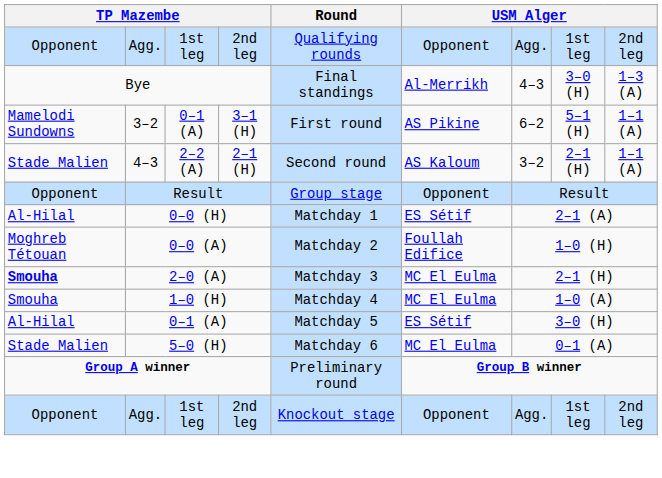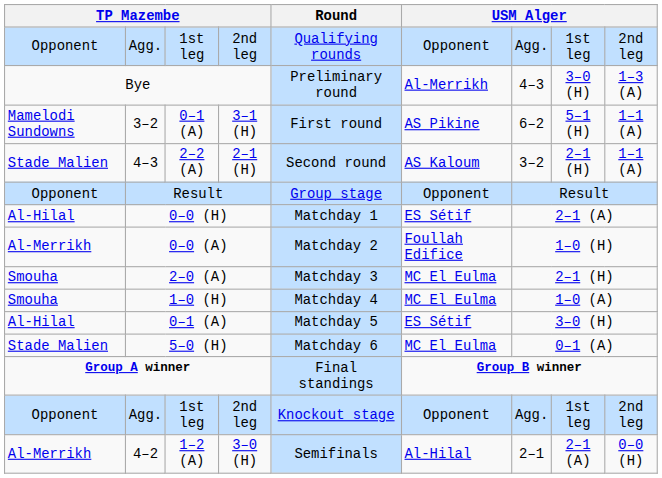(336, 85) Final standings -> (336, 85) Preliminary round
(37, 247) Moghreb Tétouan -> (50, 247) Al-Merrikh
(33, 277) bold -> (33, 277) normal
(336, 376) Preliminary round -> (336, 376) Final standings
+ row: (145, 454)
